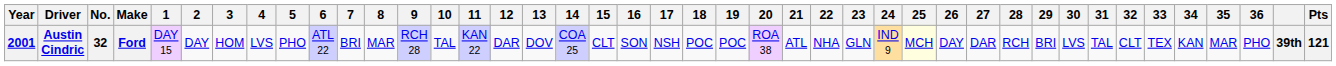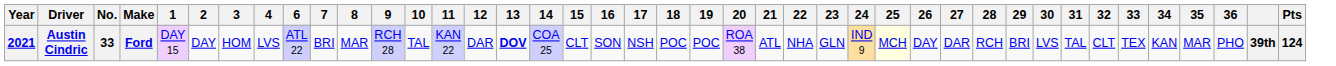- column: (293, 15)
(21, 43) 2001 -> (21, 43) 2021
(100, 43) 32 -> (107, 43) 33
(539, 43) normal -> (513, 43) bold
(1318, 43) 121 -> (1292, 43) 124
